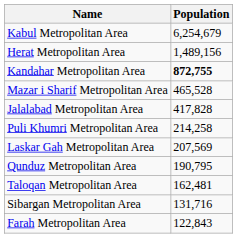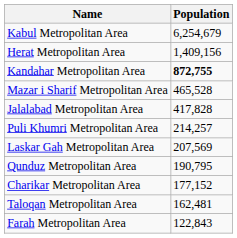(197, 52) 1,489,156 -> (197, 52) 1,409,156
(193, 128) 214,258 -> (193, 128) 214,257
+ row: (74, 185)
- row: (74, 204)
